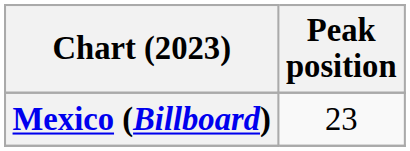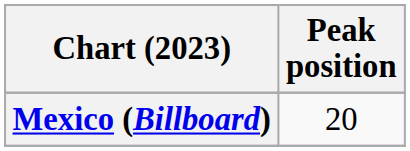(341, 118) 23 -> (341, 118) 20
